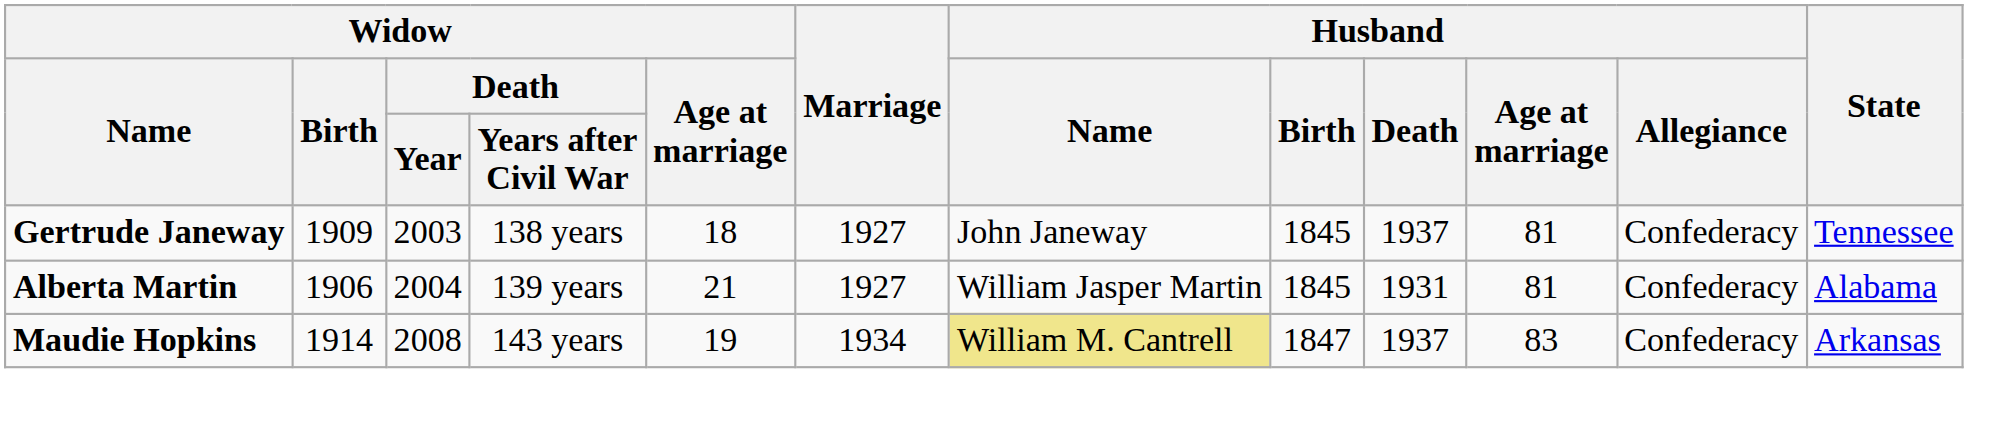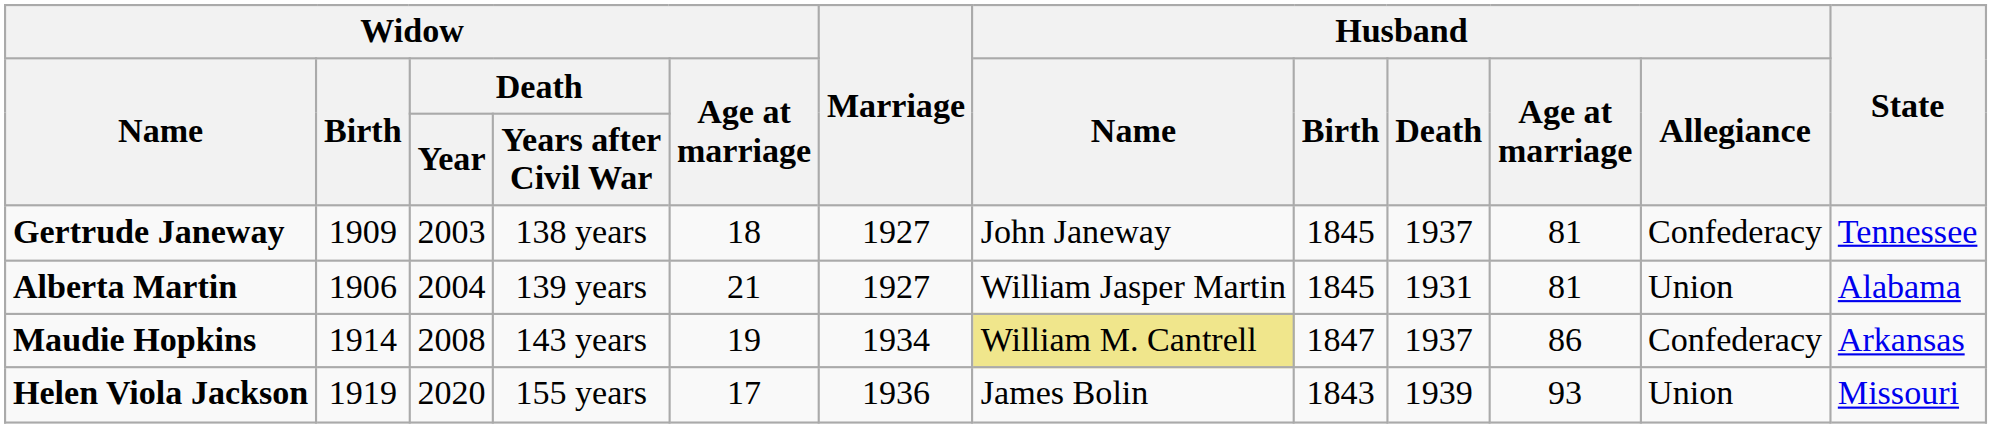(1711, 286) Confederacy -> (1691, 286) Union
(1541, 340) 83 -> (1565, 340) 86
+ row: (161, 394)
